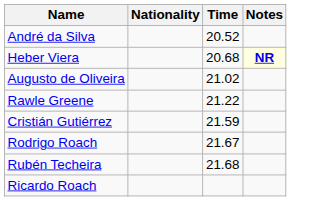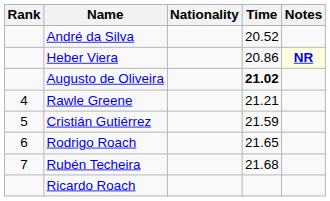+ column: (24, 15)
(223, 57) 20.68 -> (262, 57) 20.86
(223, 79) normal -> (262, 79) bold
(223, 100) 21.22 -> (262, 100) 21.21
(223, 143) 21.67 -> (262, 143) 21.65
